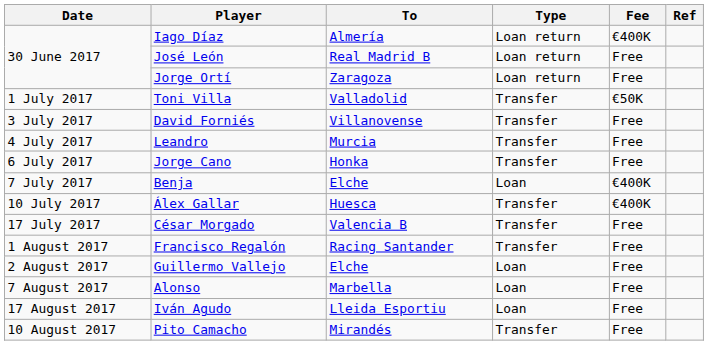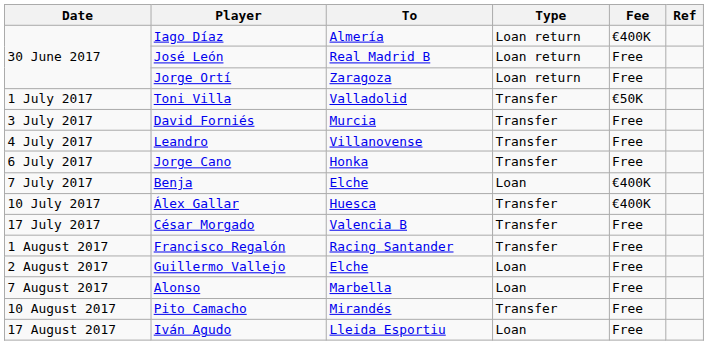(376, 120) Villanovense -> (353, 120) Murcia
(353, 141) Murcia -> (376, 141) Villanovense
rows swapped: (200, 330) <-> (192, 309)
